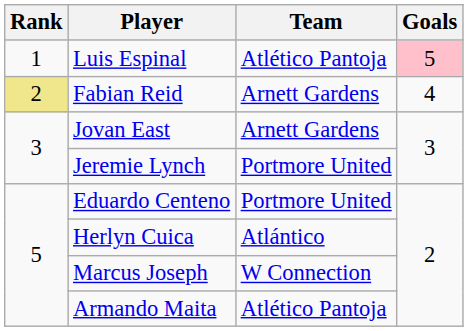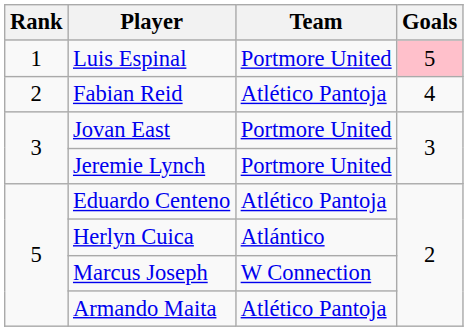(314, 58) Atlético Pantoja -> (316, 58) Portmore United
(36, 93) khaki background -> (36, 93) no background
(310, 93) Arnett Gardens -> (314, 93) Atlético Pantoja
(310, 129) Arnett Gardens -> (316, 129) Portmore United
(316, 201) Portmore United -> (314, 201) Atlético Pantoja
